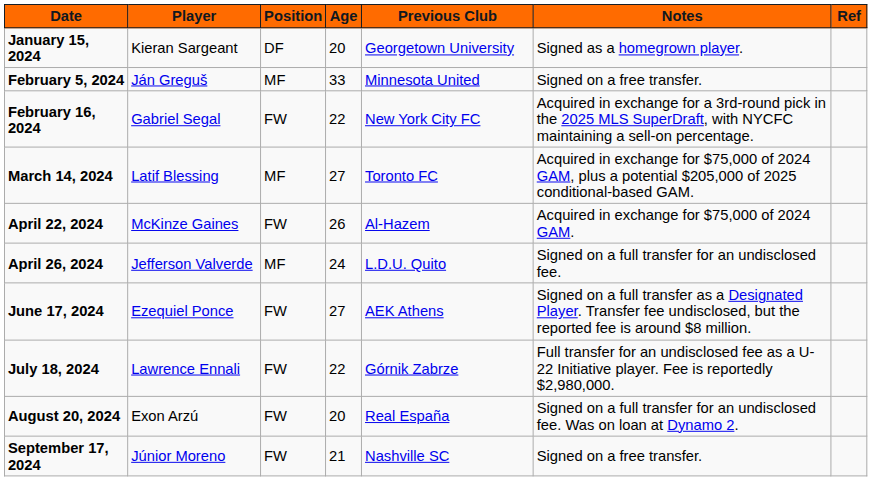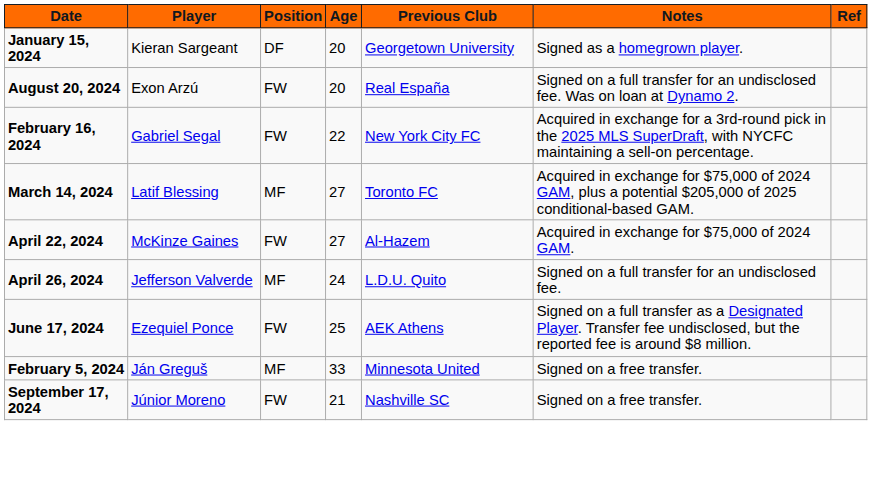rows swapped: (66, 80) <-> (64, 416)
(337, 224) 26 -> (337, 240) 27
(337, 312) 27 -> (337, 328) 25
- row: (53, 368)
